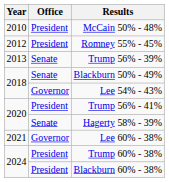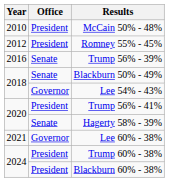(17, 59) 2013 -> (17, 59) 2016
